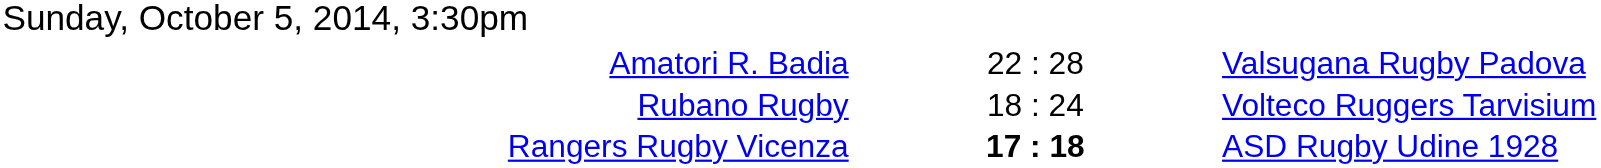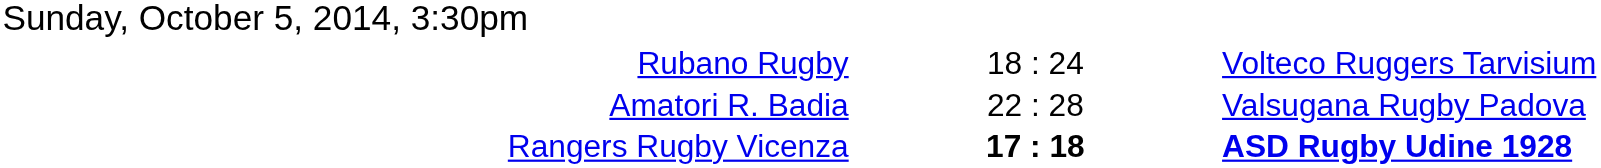rows swapped: (729, 63) <-> (743, 105)
(1390, 146) normal -> (1397, 146) bold
